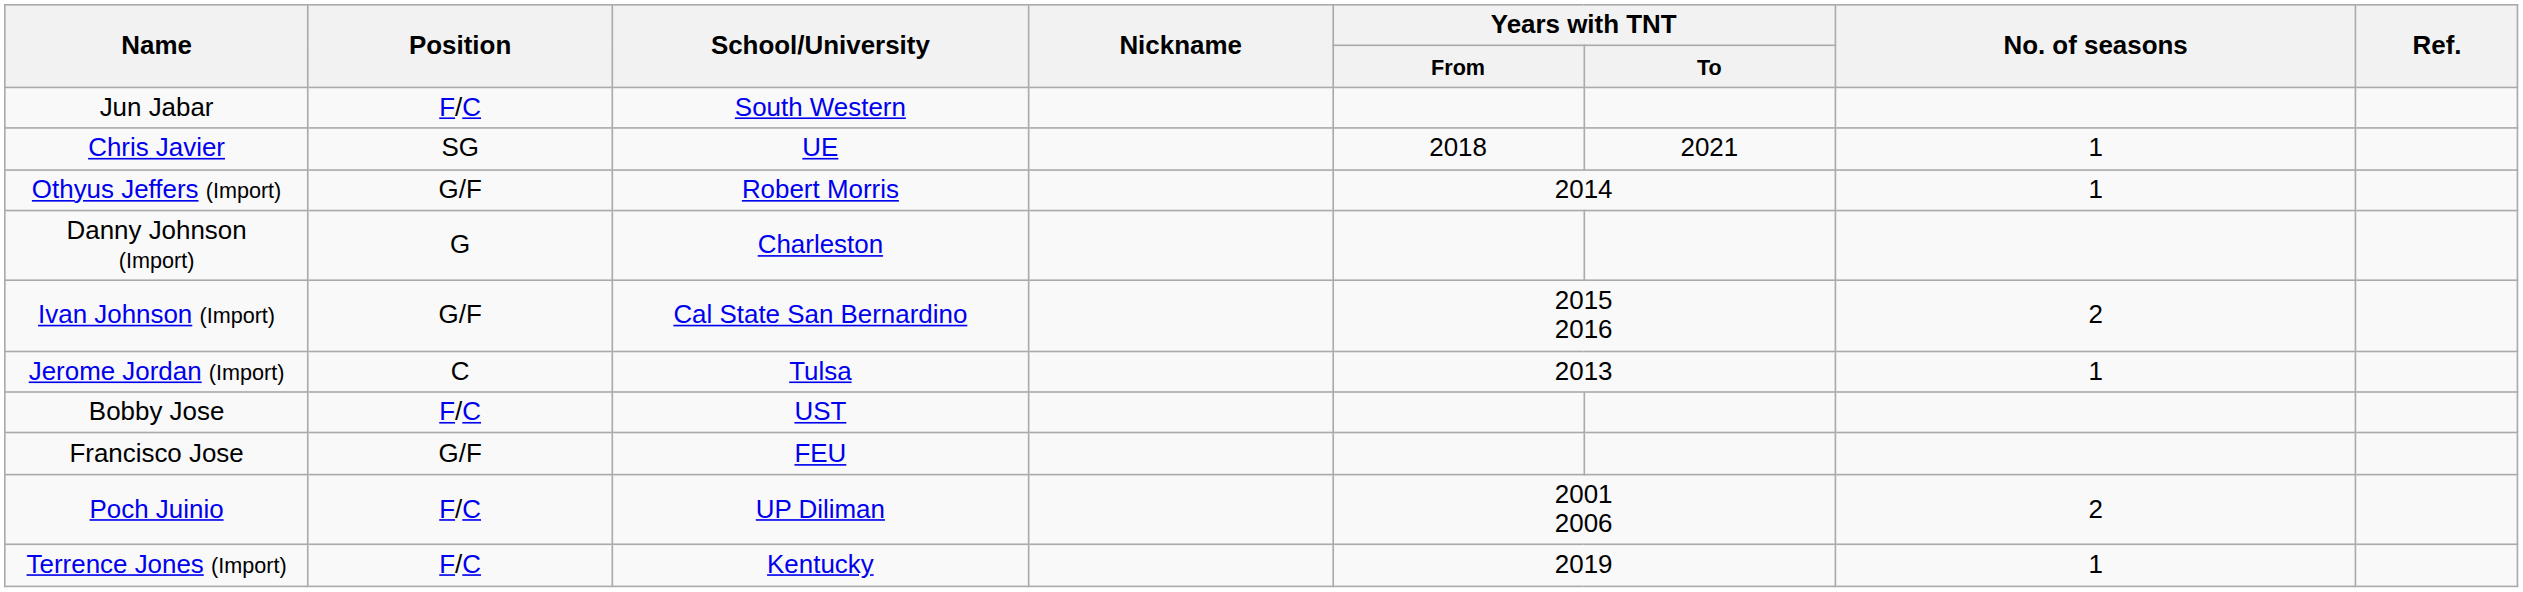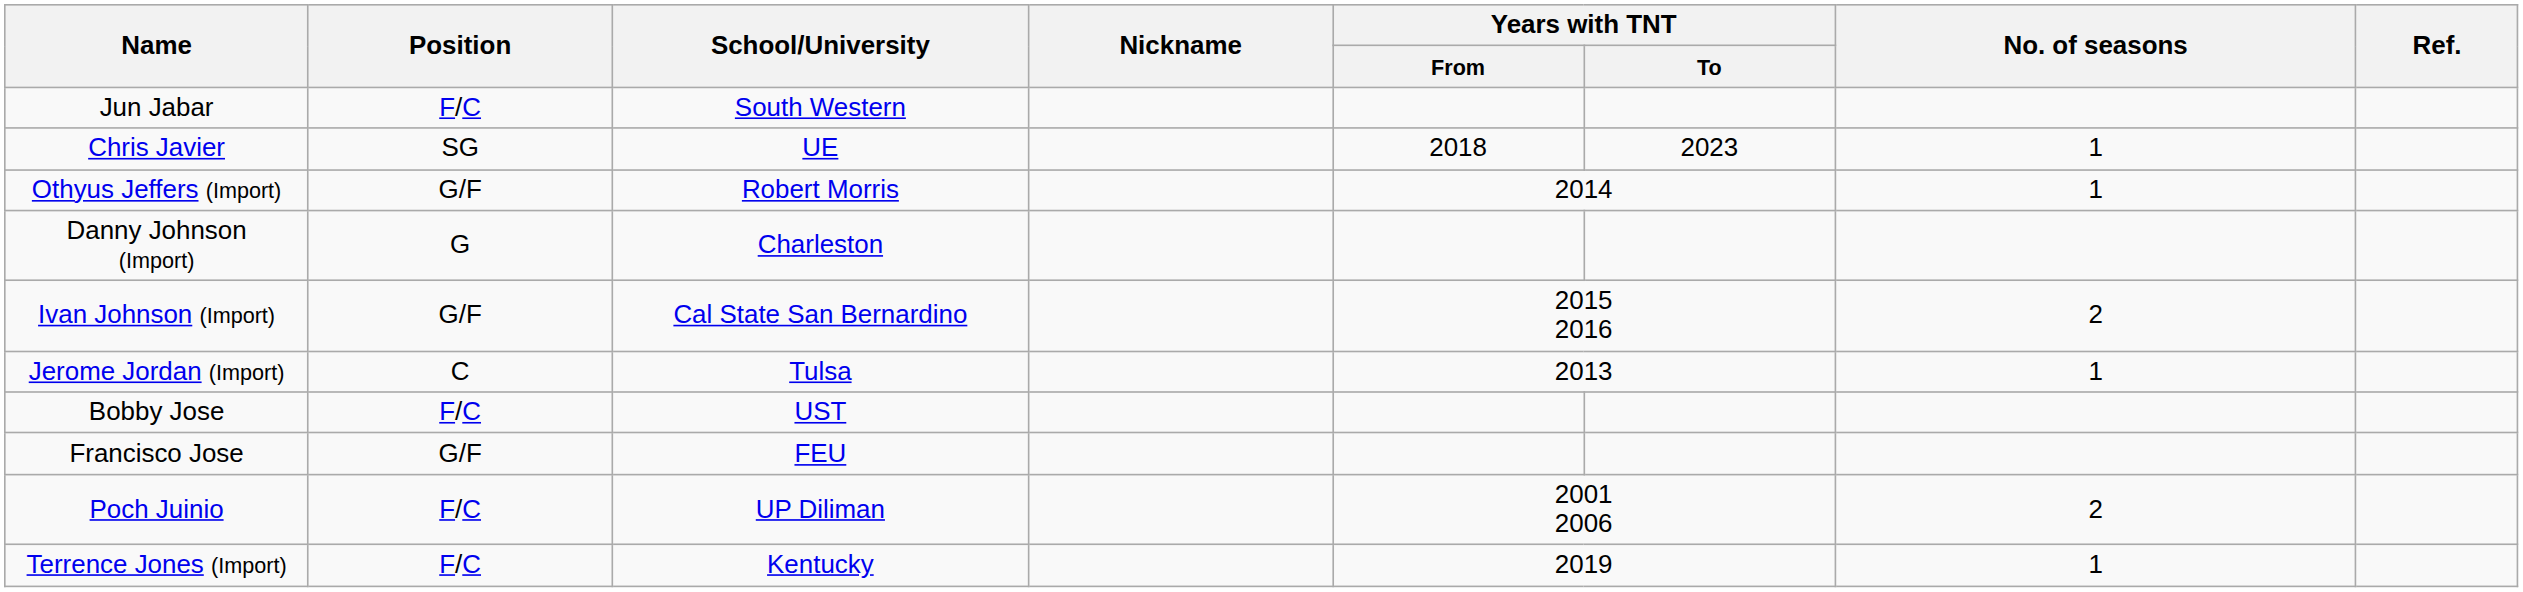(1709, 148) 2021 -> (1709, 148) 2023
